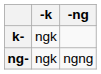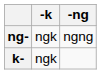rows swapped: (18, 36) <-> (18, 58)
